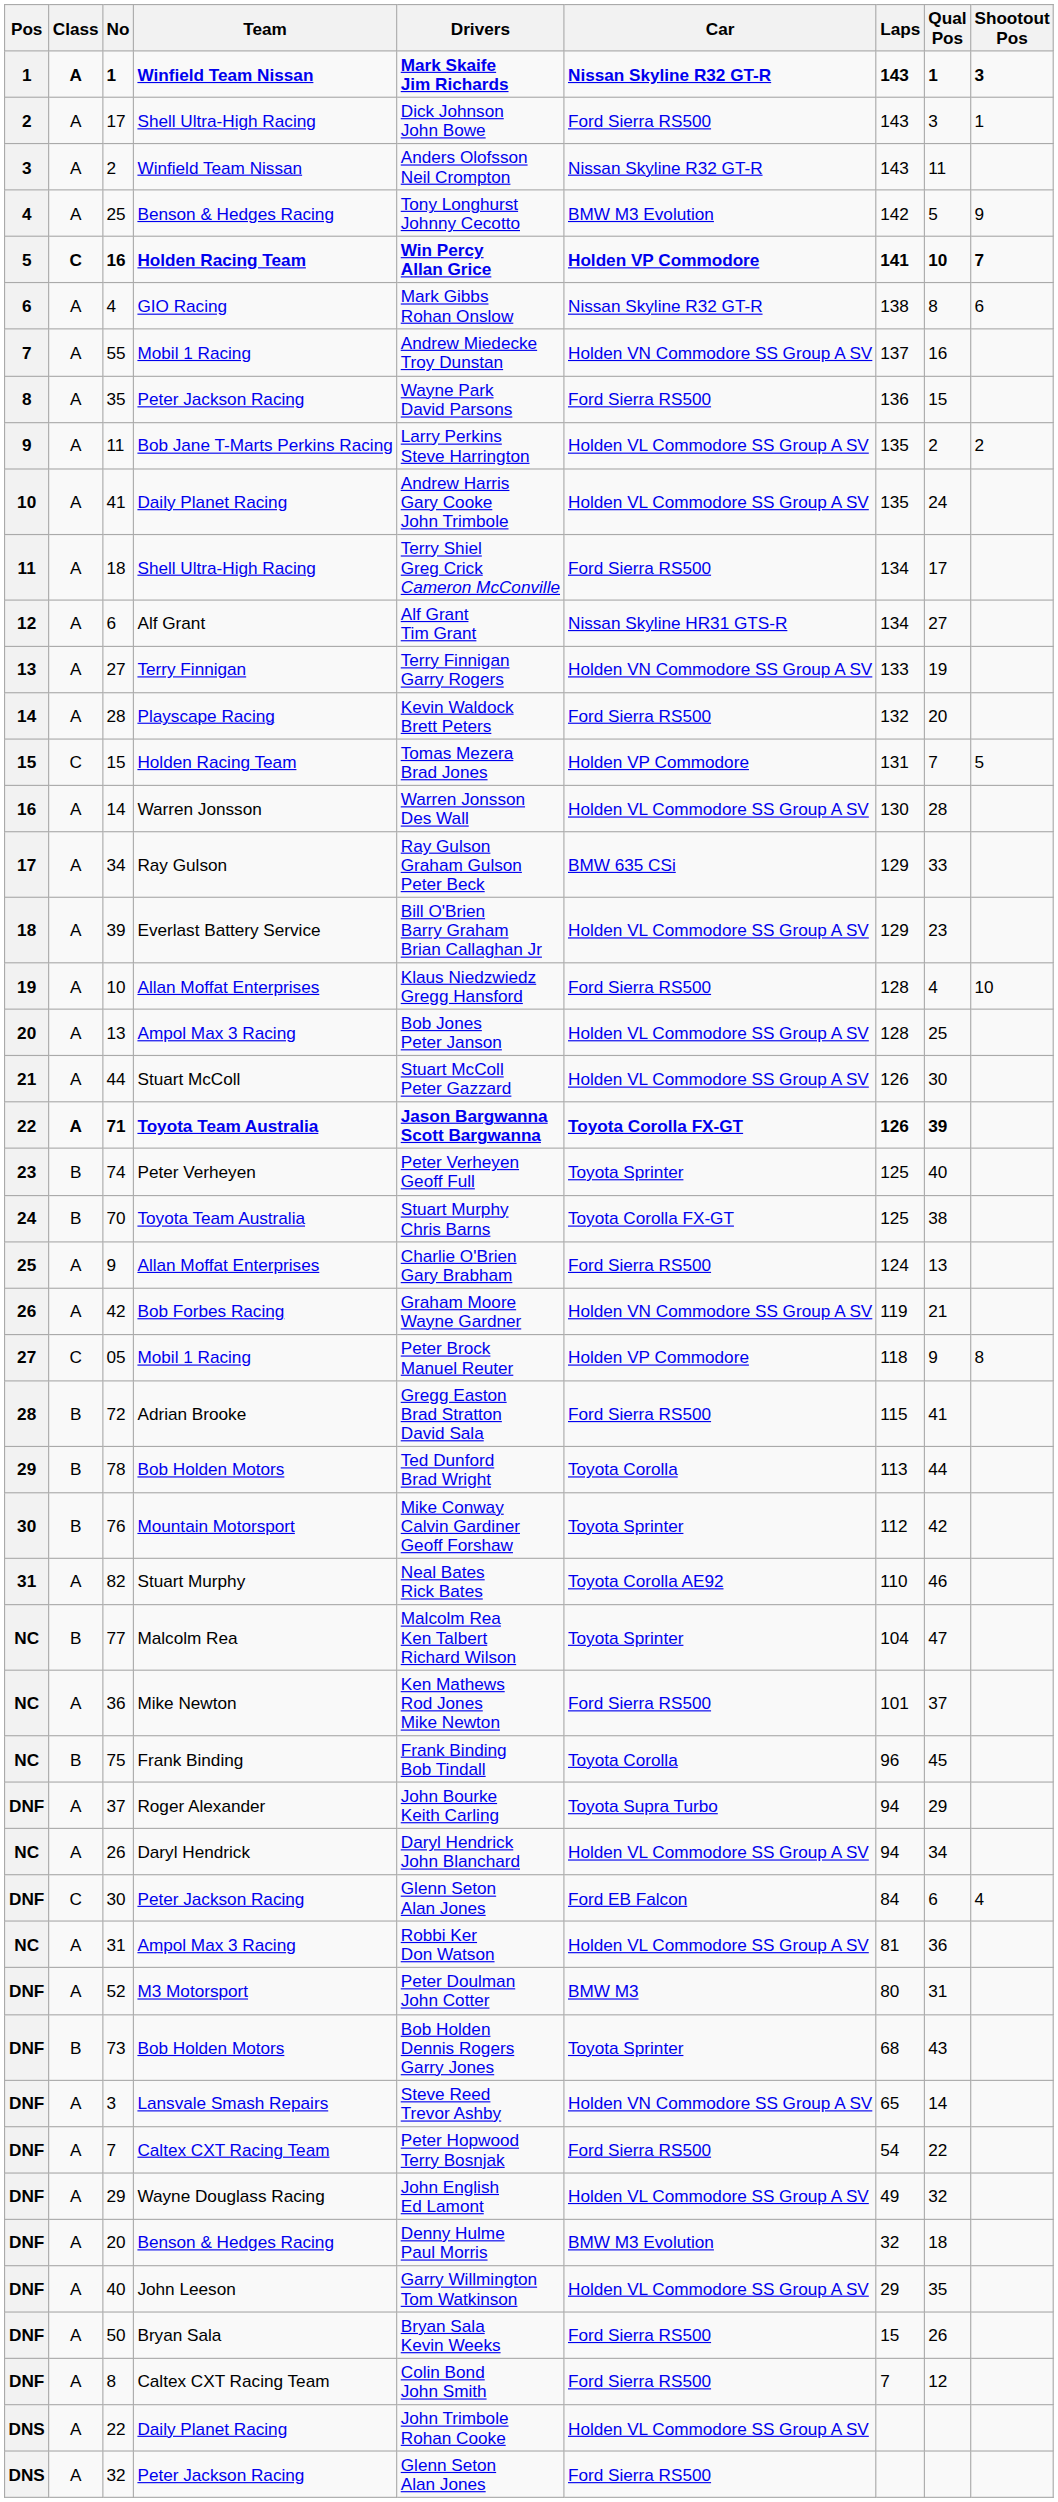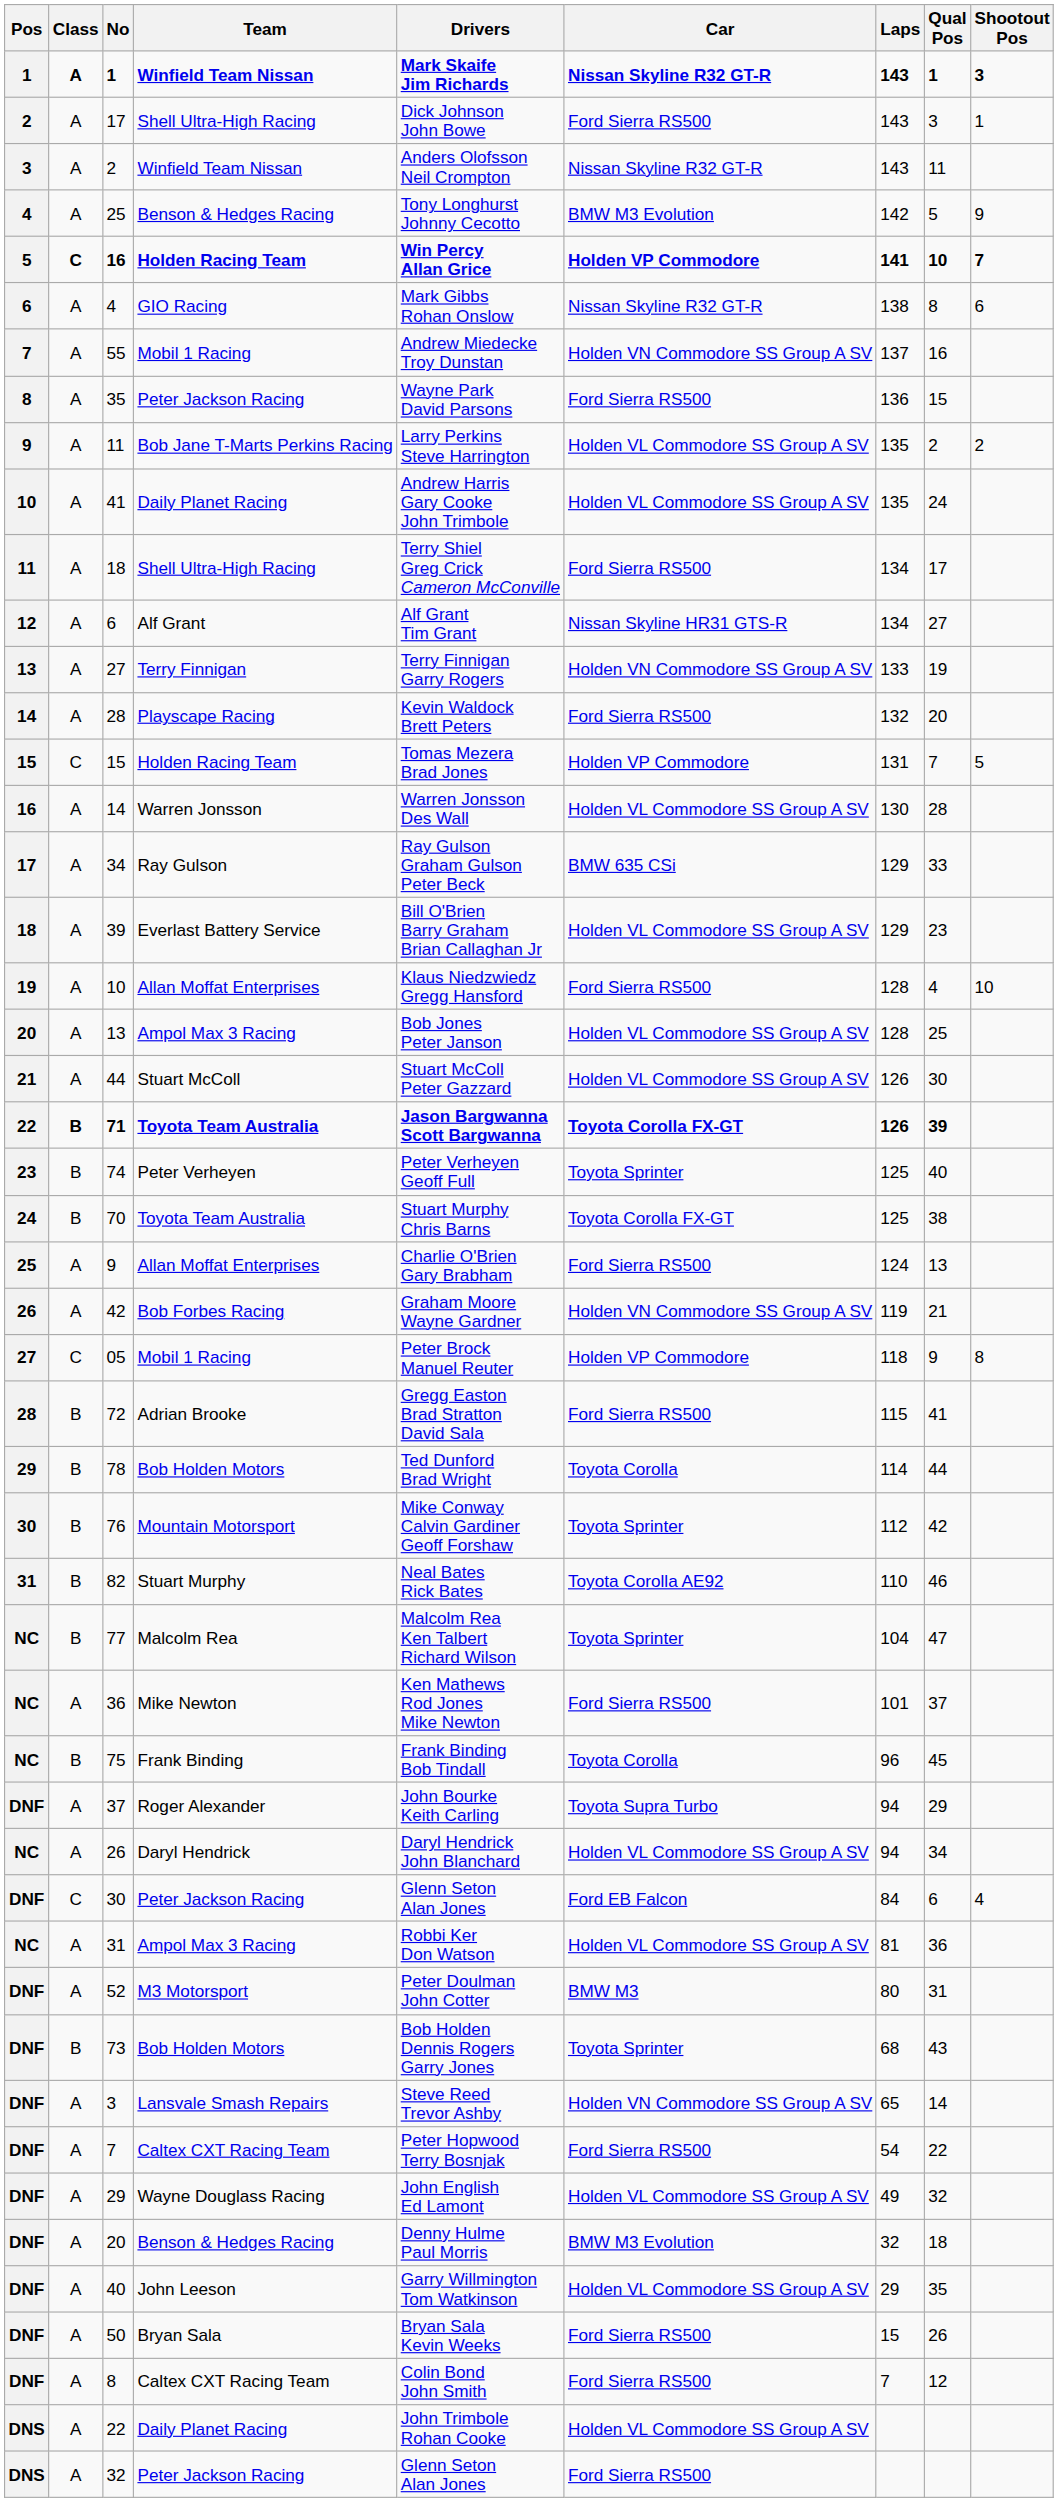(76, 1126) A -> (76, 1126) B
(894, 1470) 113 -> (894, 1470) 114
(76, 1582) A -> (76, 1582) B
